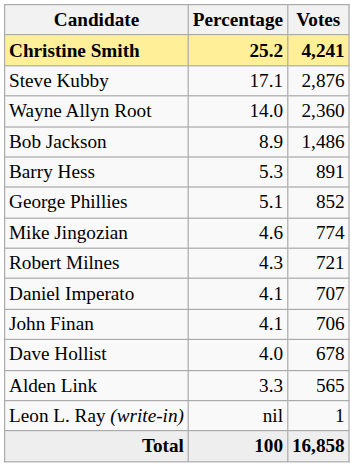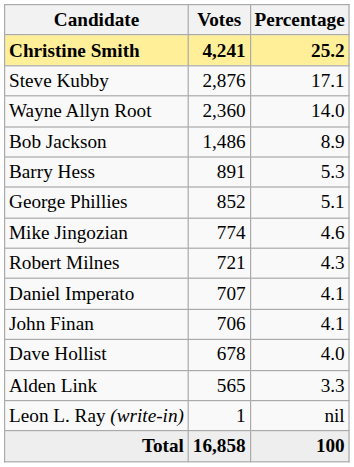columns swapped: (318, 19) <-> (238, 19)
